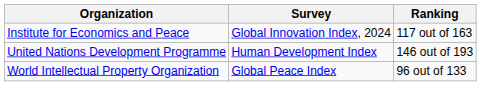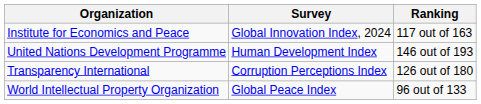+ row: (78, 71)
